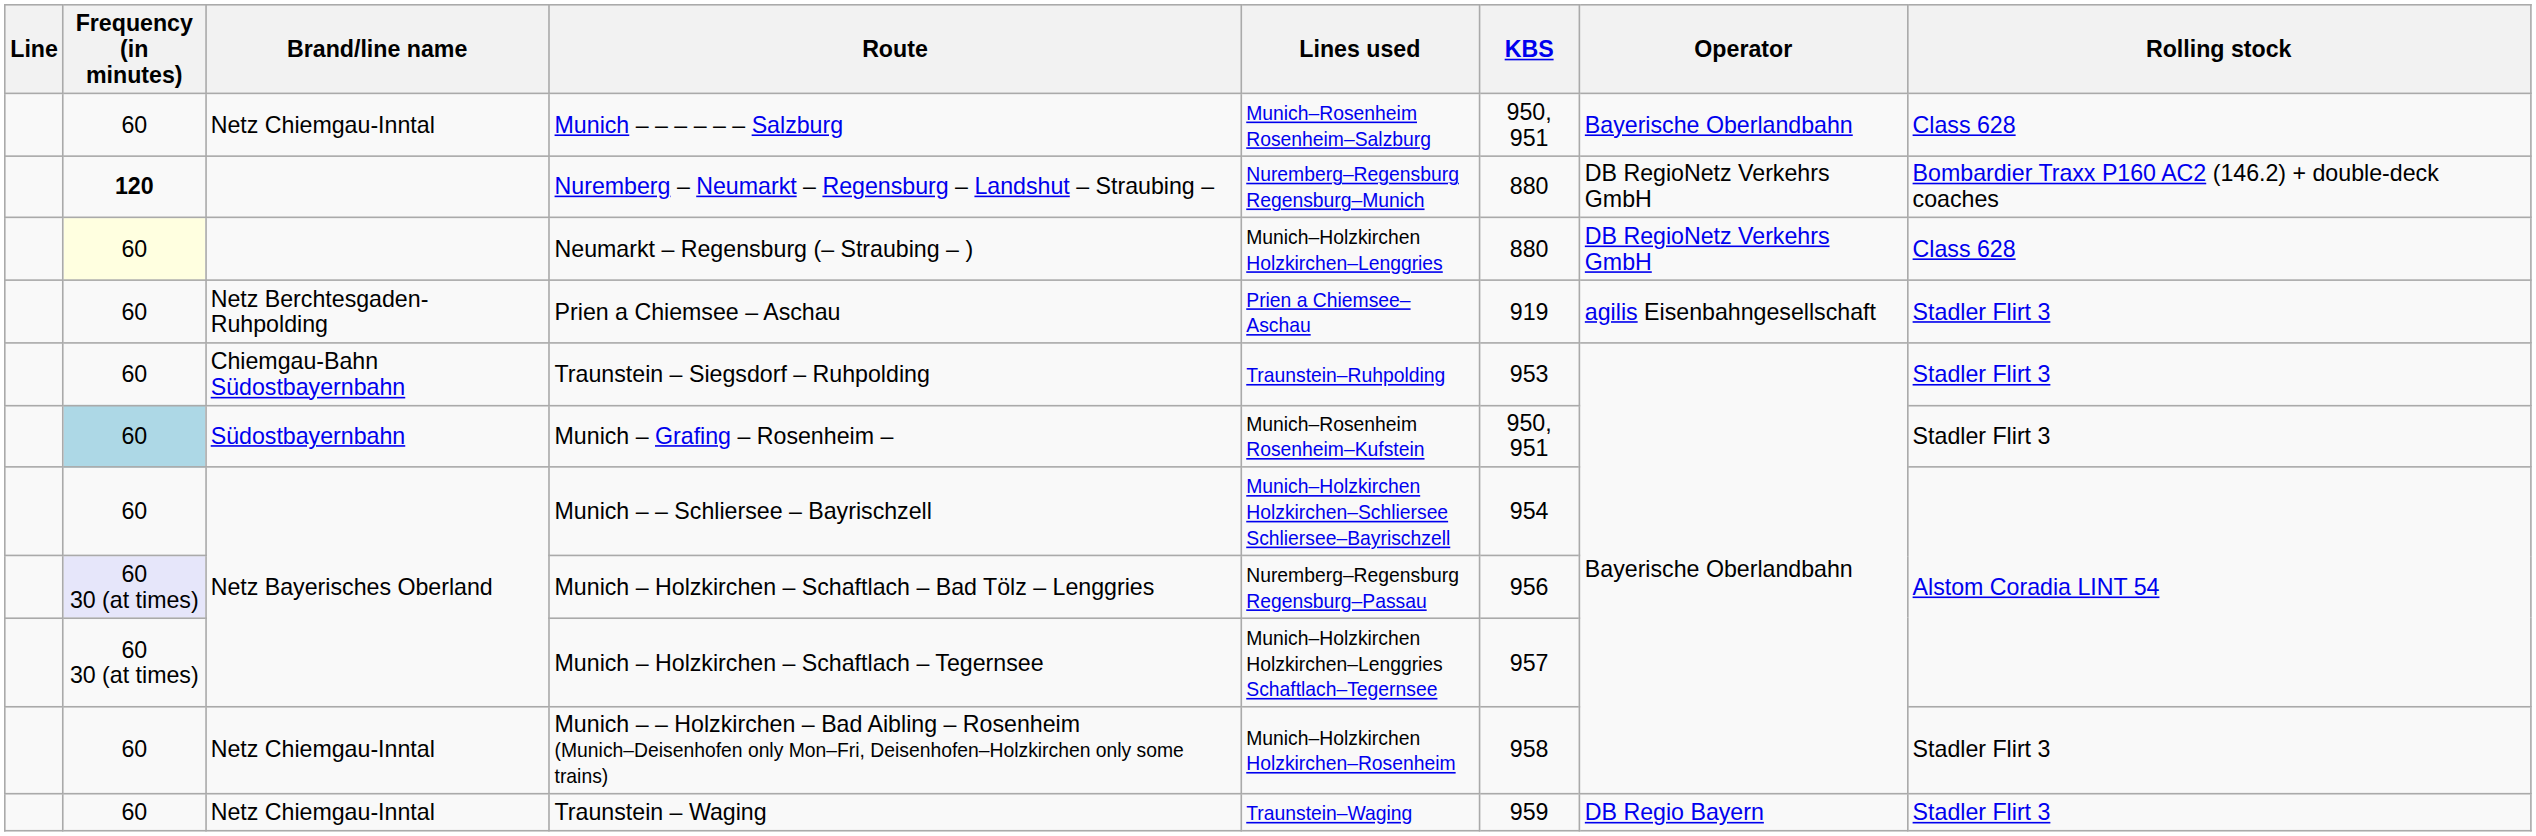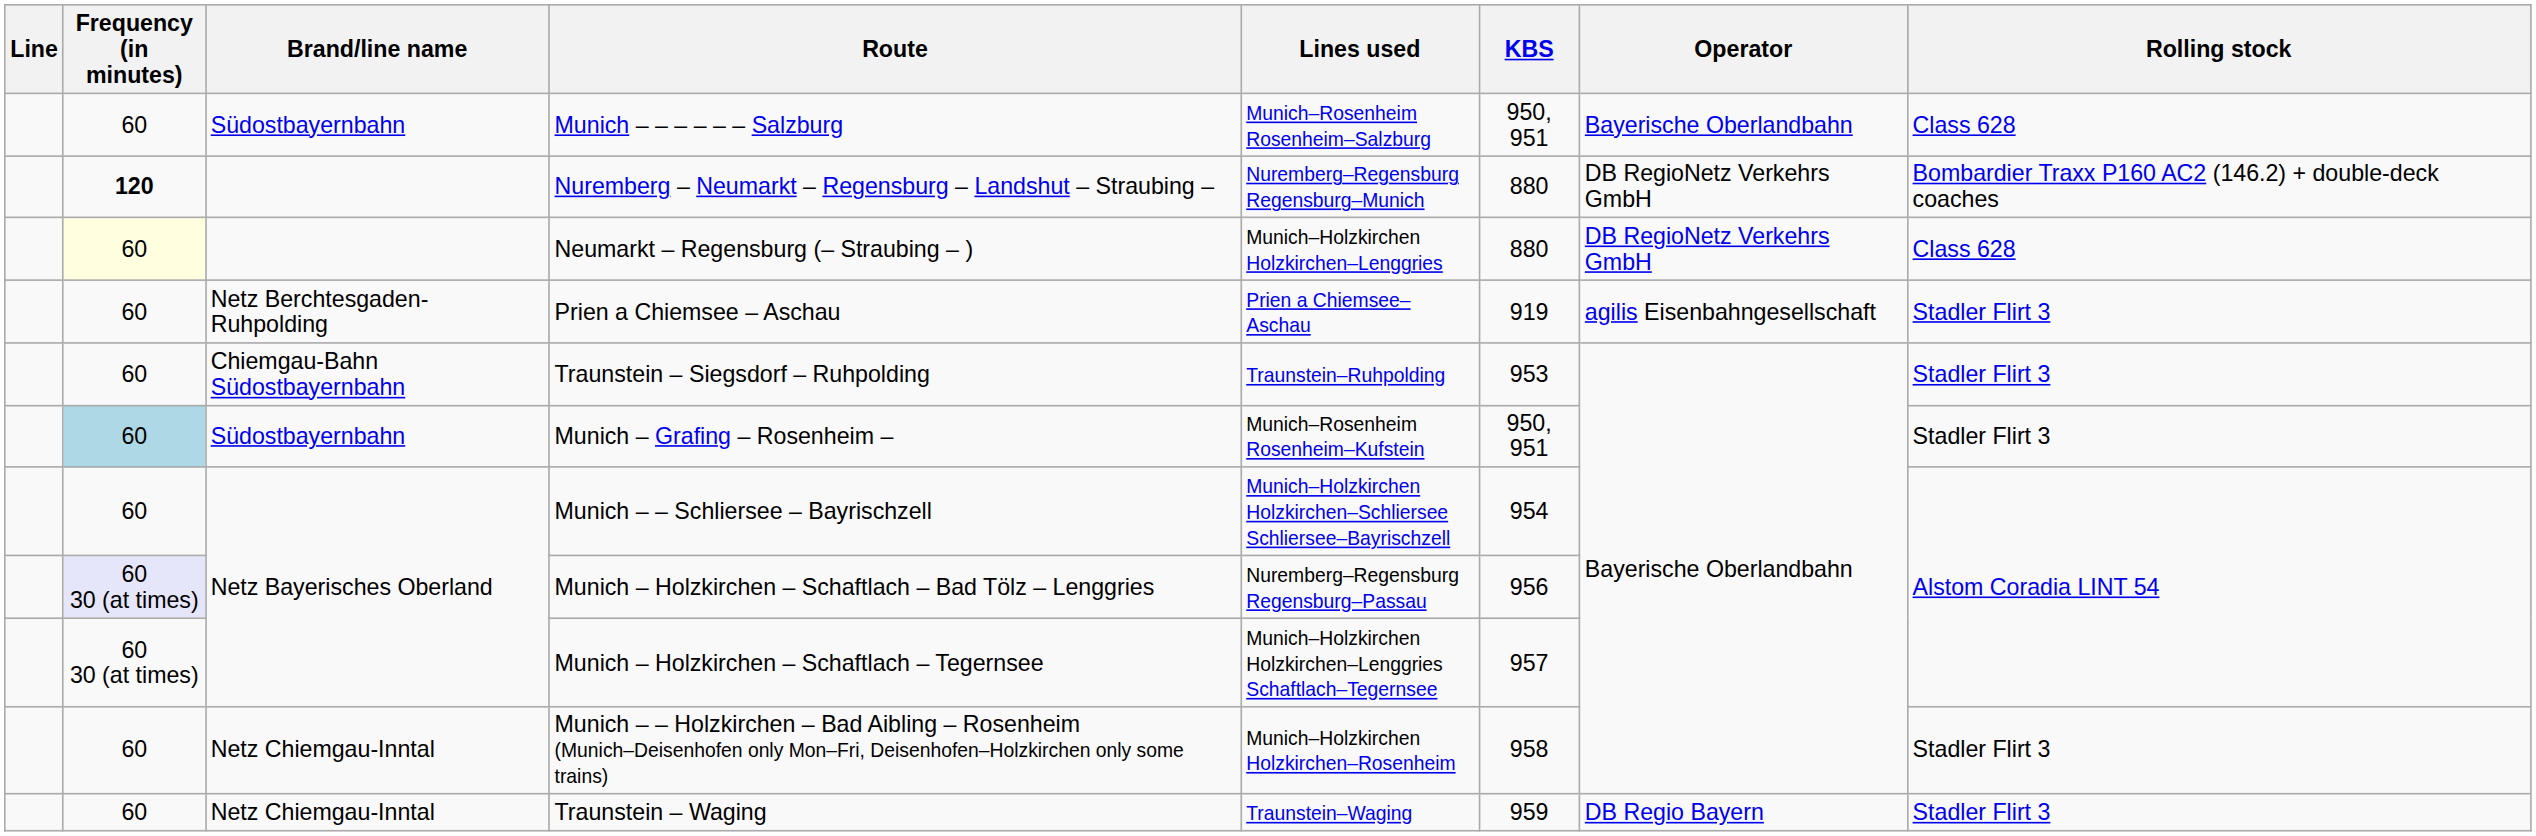(323, 125) Netz Chiemgau-Inntal -> (308, 125) Südostbayernbahn
